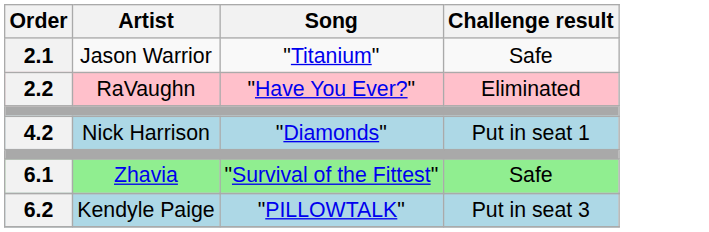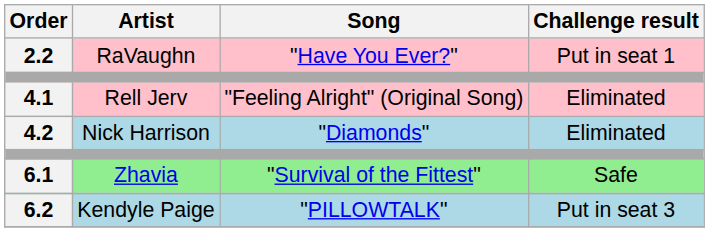- row: (39, 55)
(531, 88) Eliminated -> (616, 55) Put in seat 1
+ row: (39, 98)
(531, 132) Put in seat 1 -> (616, 132) Eliminated
